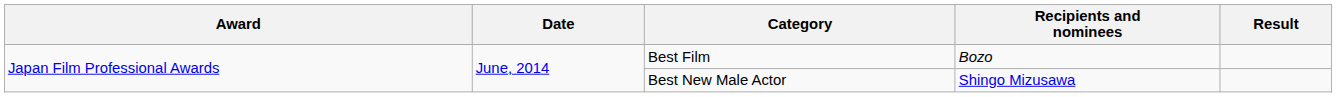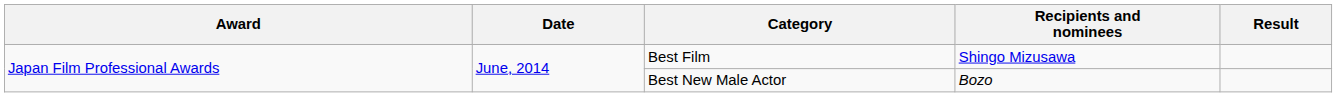(976, 56) Bozo -> (1017, 56) Shingo Mizusawa
(1017, 80) Shingo Mizusawa -> (976, 80) Bozo
